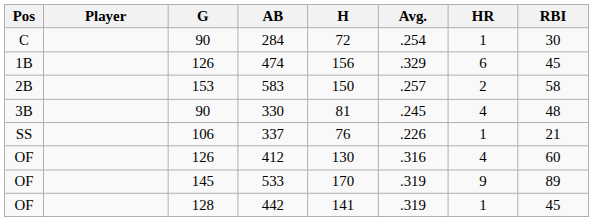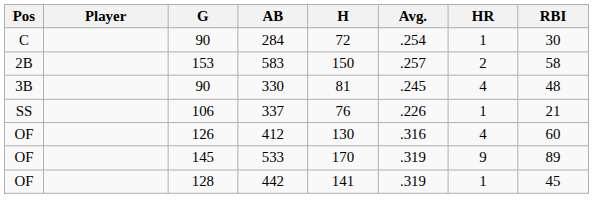- row: (273, 63)
